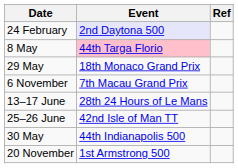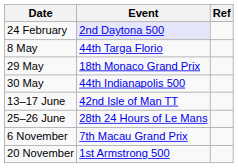(121, 48) pink background -> (121, 48) no background
rows swapped: (25, 136) <-> (37, 83)
(143, 101) 28th 24 Hours of Le Mans -> (129, 101) 42nd Isle of Man TT
(129, 118) 42nd Isle of Man TT -> (143, 118) 28th 24 Hours of Le Mans
